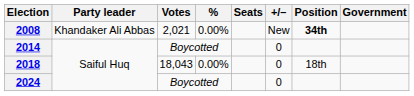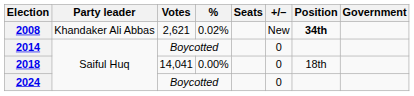(176, 30) 2,021 -> (176, 30) 2,621
(213, 30) 0.00% -> (213, 30) 0.02%
(176, 64) 18,043 -> (176, 64) 14,041
